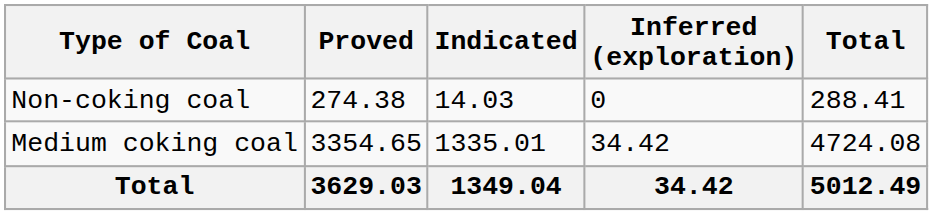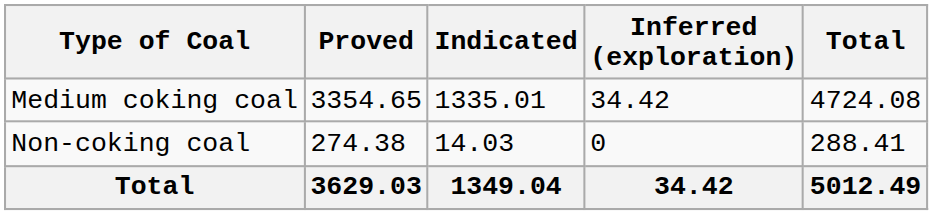rows swapped: (155, 144) <-> (131, 100)
